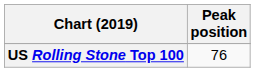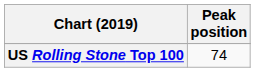(219, 55) 76 -> (219, 55) 74
